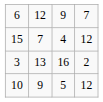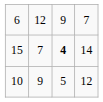(63, 39) normal -> (63, 50) bold
(86, 39) 12 -> (86, 50) 14
- row: (17, 62)
